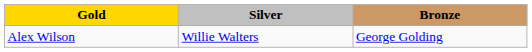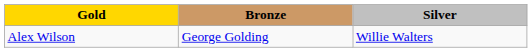columns swapped: (266, 15) <-> (440, 15)
